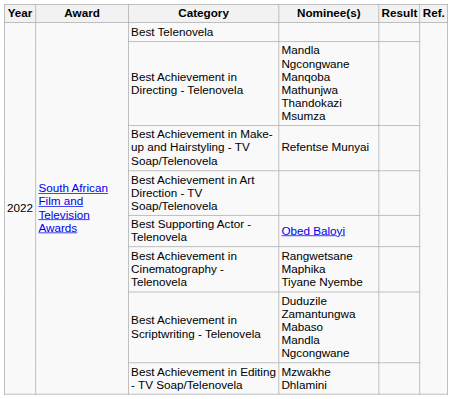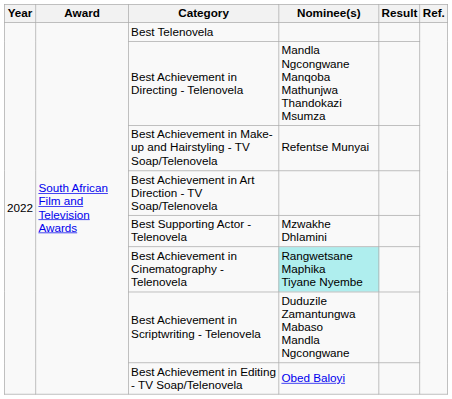(313, 231) Obed Baloyi -> (306, 231) Mzwakhe Dhlamini
(322, 269) no background -> (322, 269) paleturquoise background
(306, 378) Mzwakhe Dhlamini -> (313, 378) Obed Baloyi
